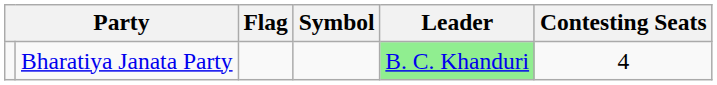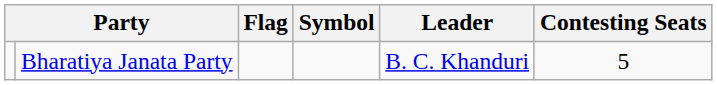(457, 60) lightgreen background -> (457, 60) no background
(623, 60) 4 -> (623, 60) 5
